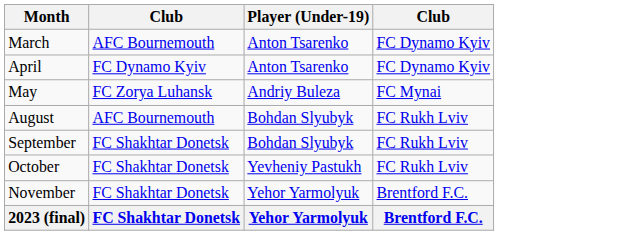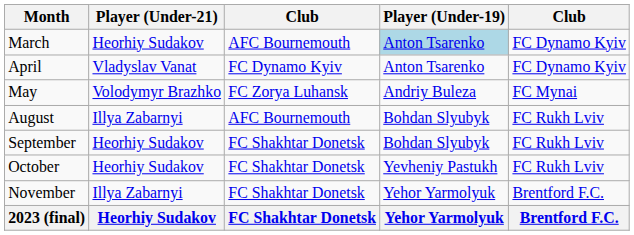+ column: (157, 17)
(298, 42) no background -> (434, 42) lightblue background
